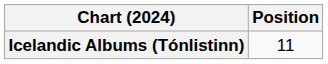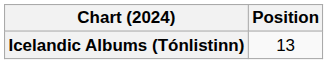(286, 44) 11 -> (286, 44) 13
